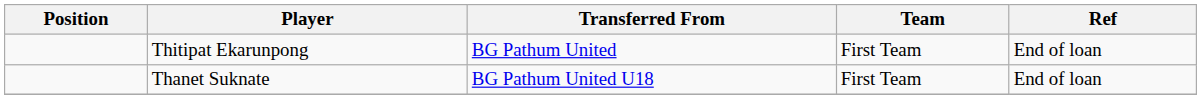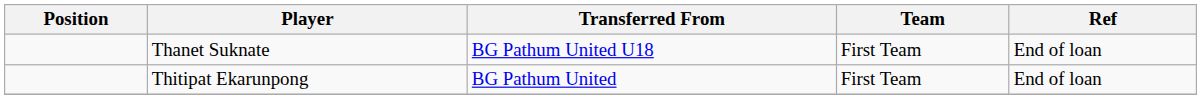rows swapped: (211, 79) <-> (230, 49)
